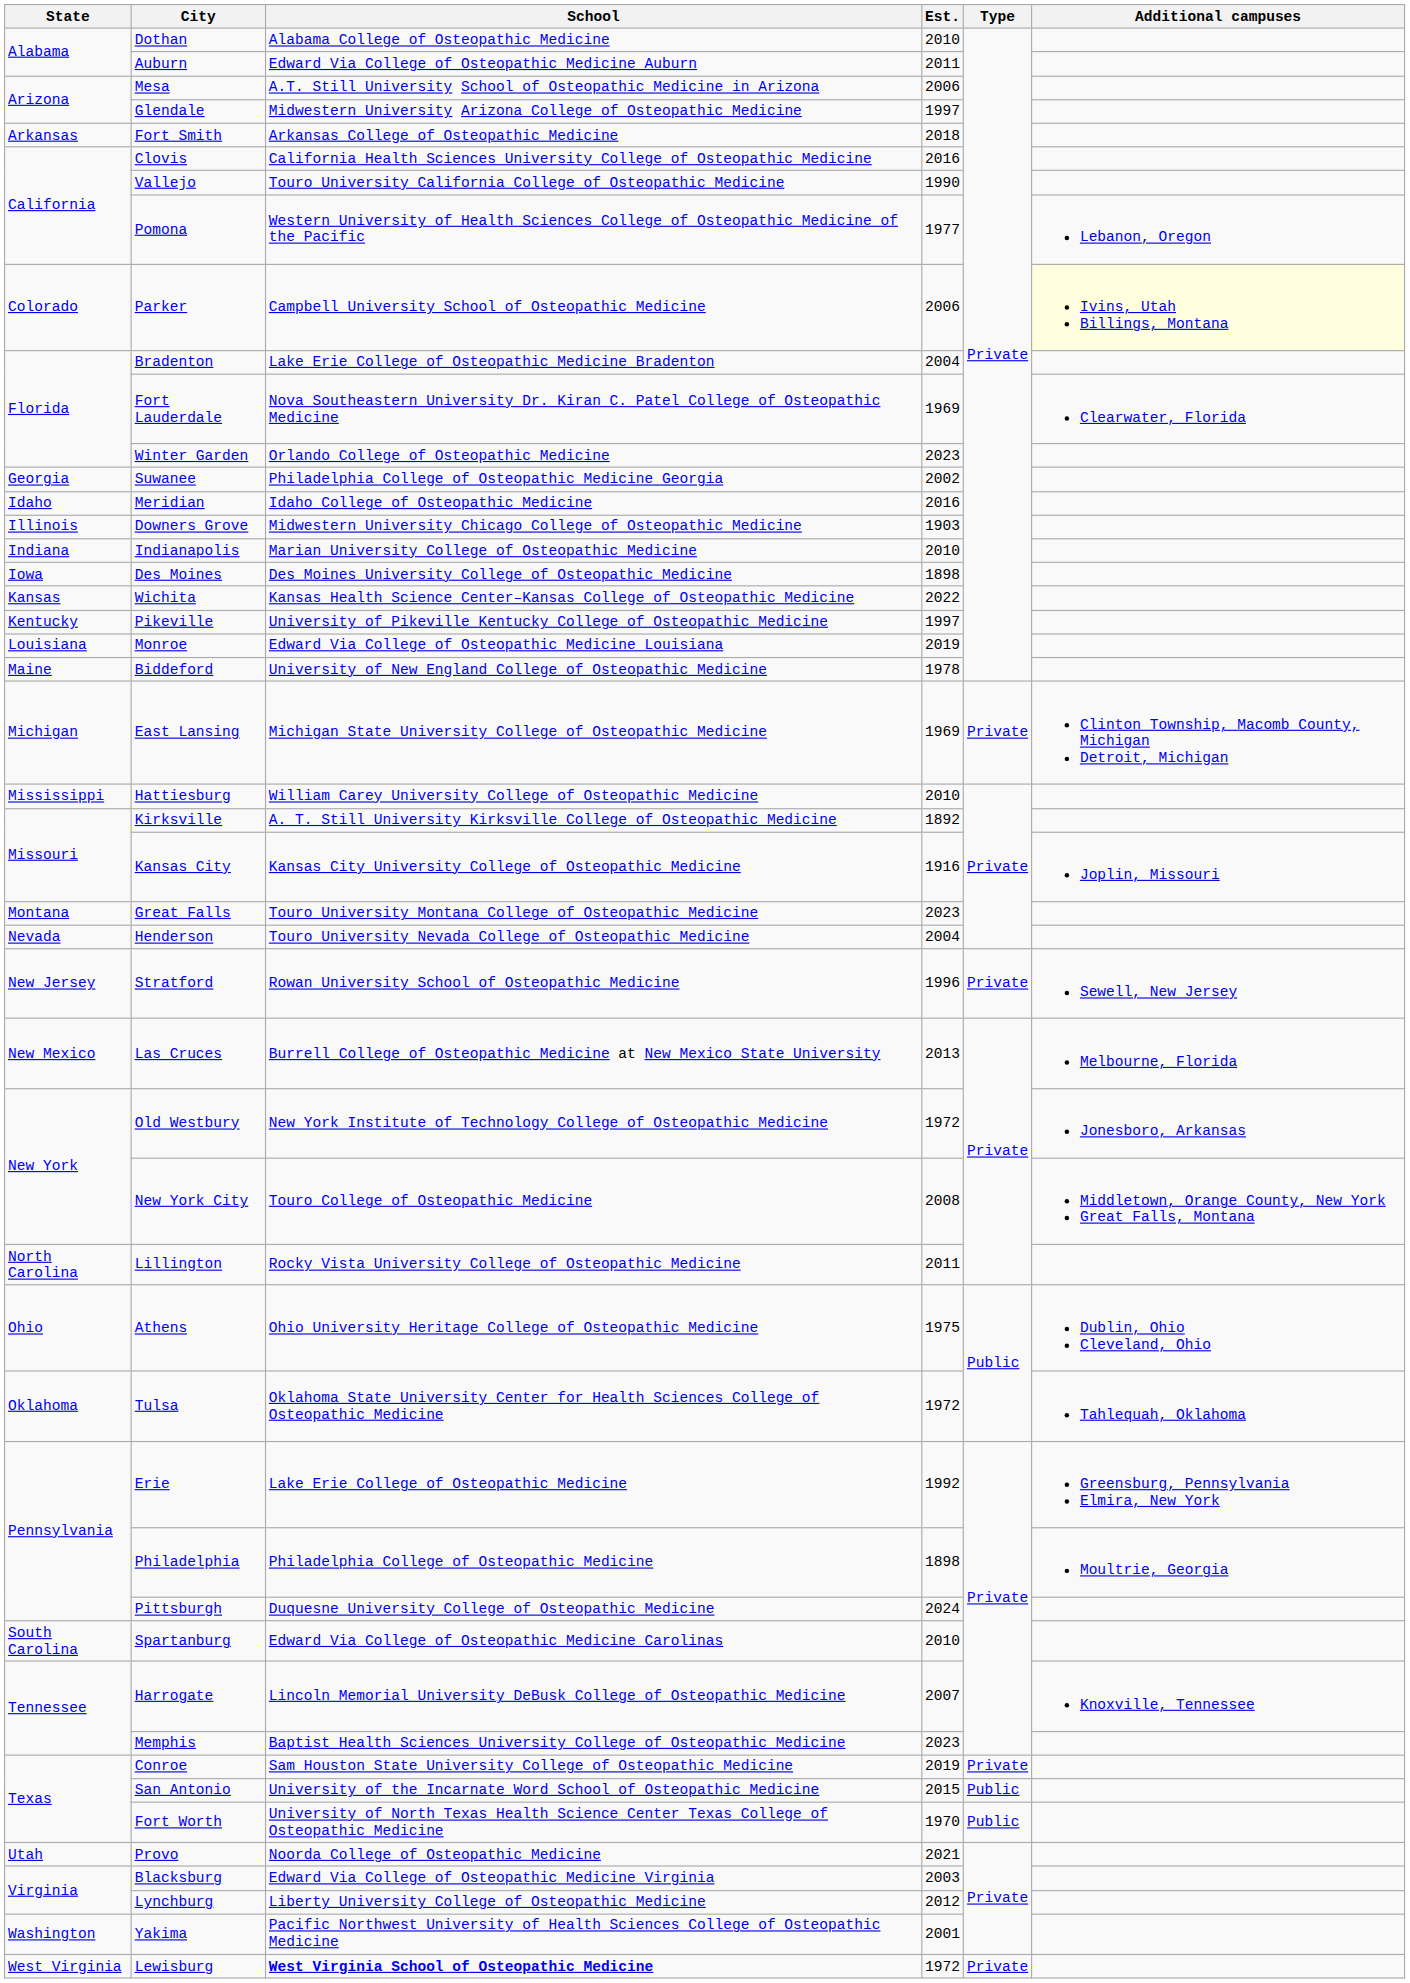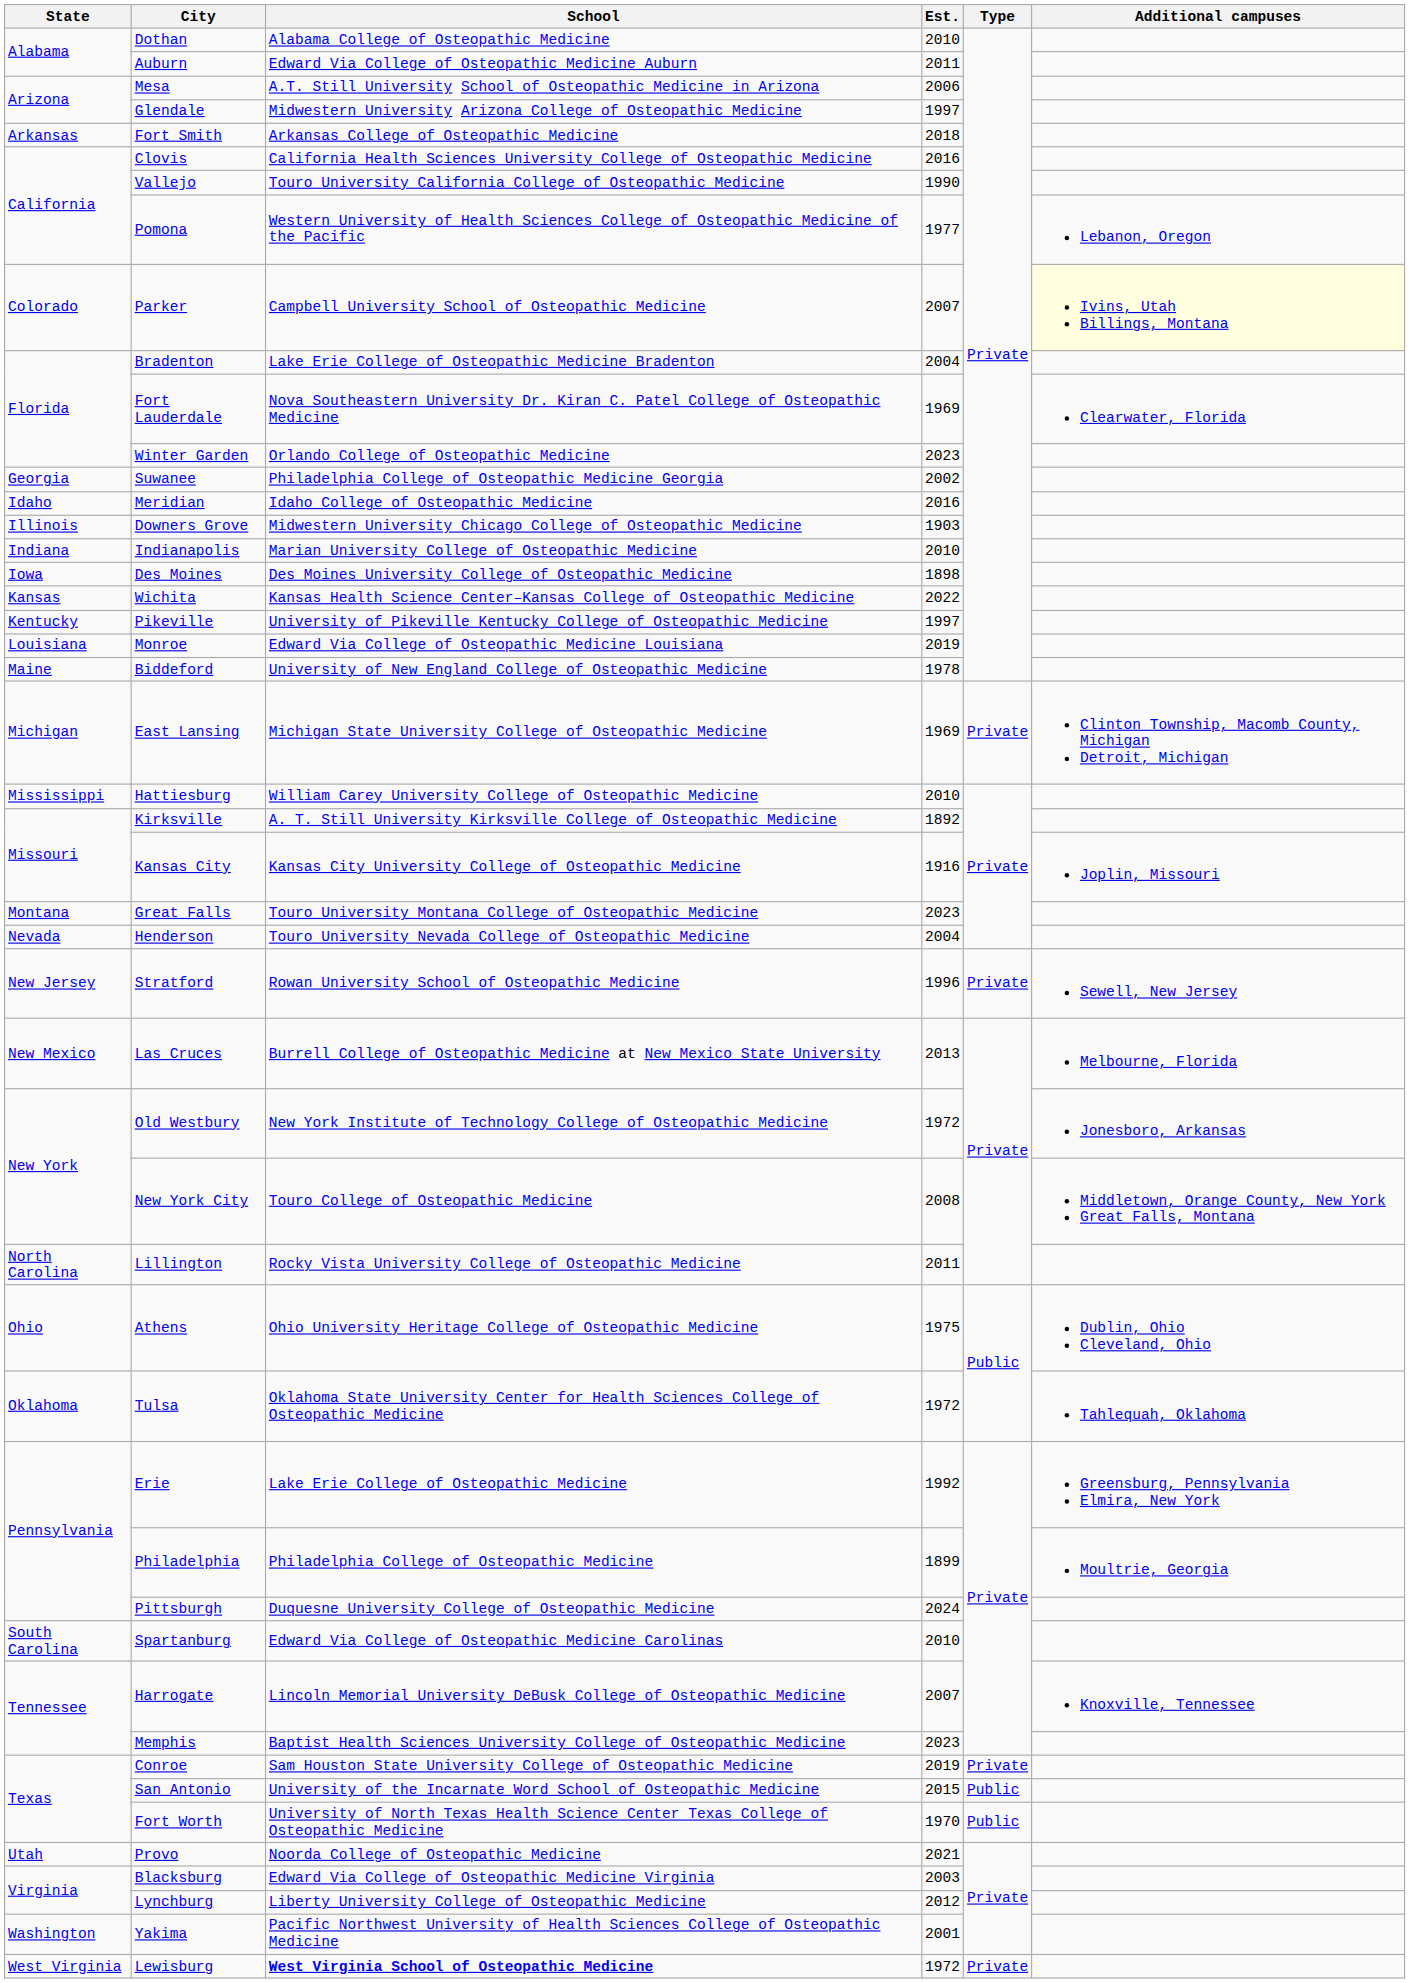(943, 307) 2006 -> (943, 307) 2007
(943, 1562) 1898 -> (943, 1562) 1899
